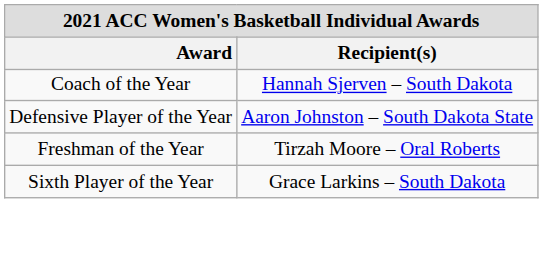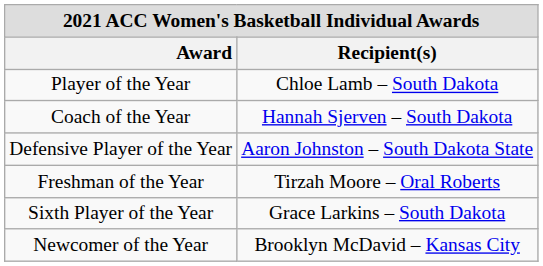+ row: (121, 85)
+ row: (121, 245)
